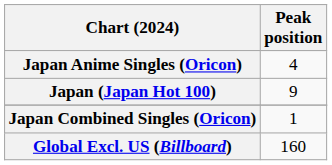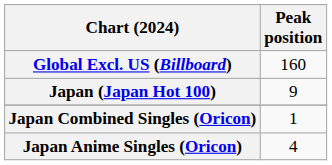rows swapped: (132, 145) <-> (132, 64)
